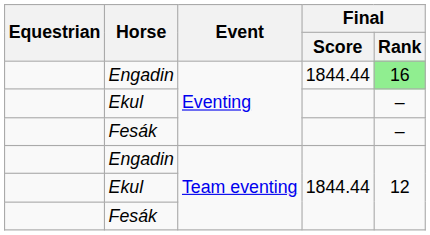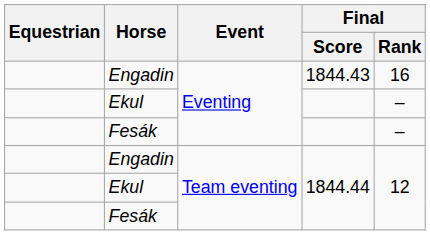(338, 74) 1844.44 -> (338, 74) 1844.43
(400, 74) lightgreen background -> (400, 74) no background
